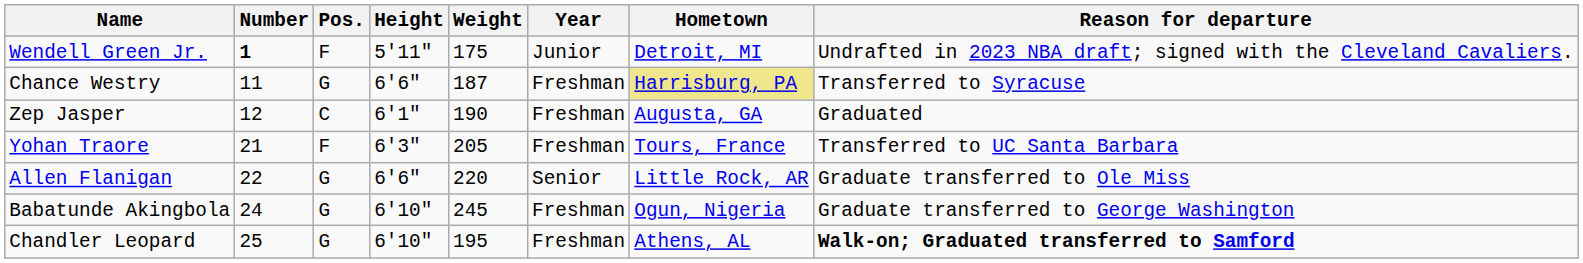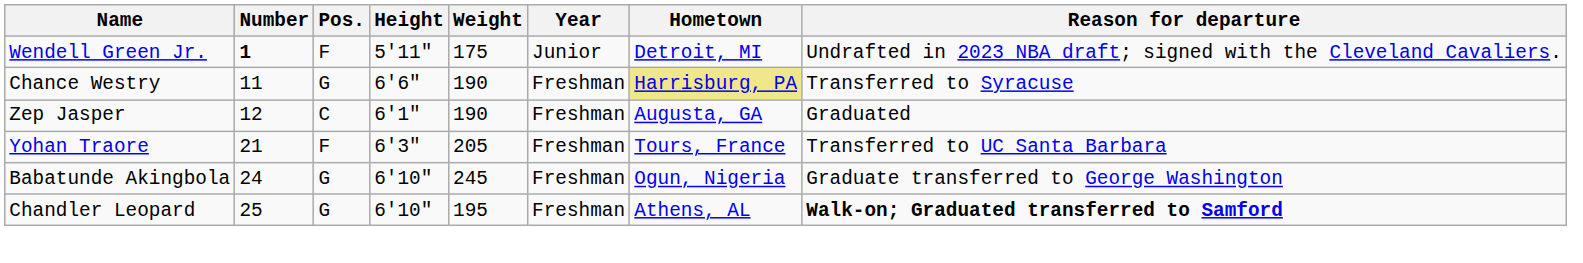(471, 84) 187 -> (471, 84) 190
- row: (91, 178)
